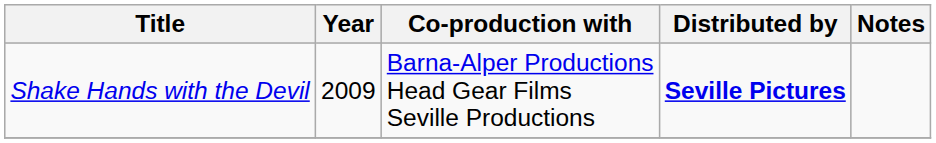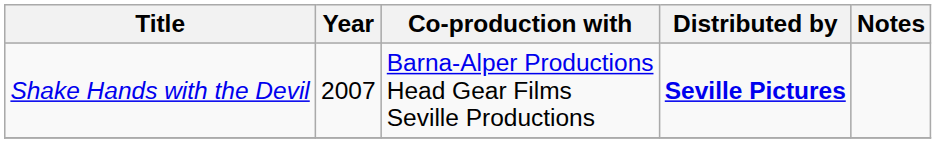(348, 90) 2009 -> (348, 90) 2007
